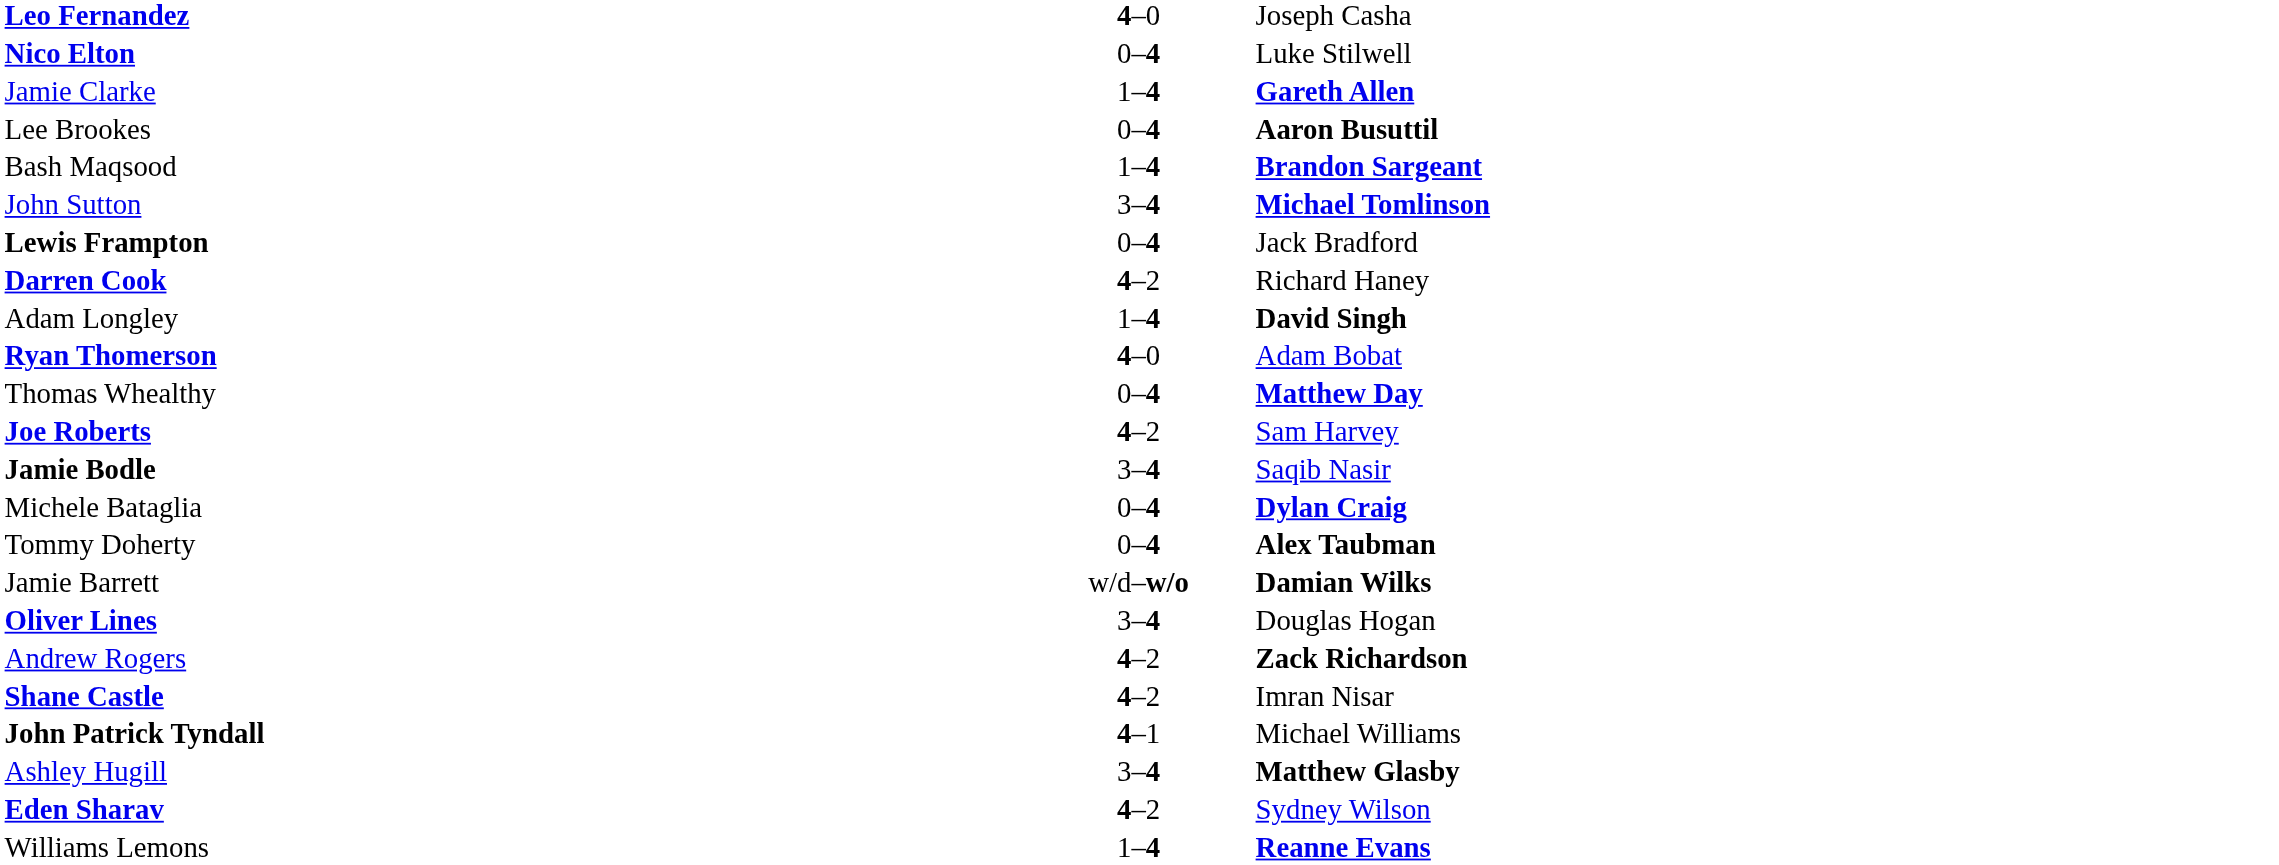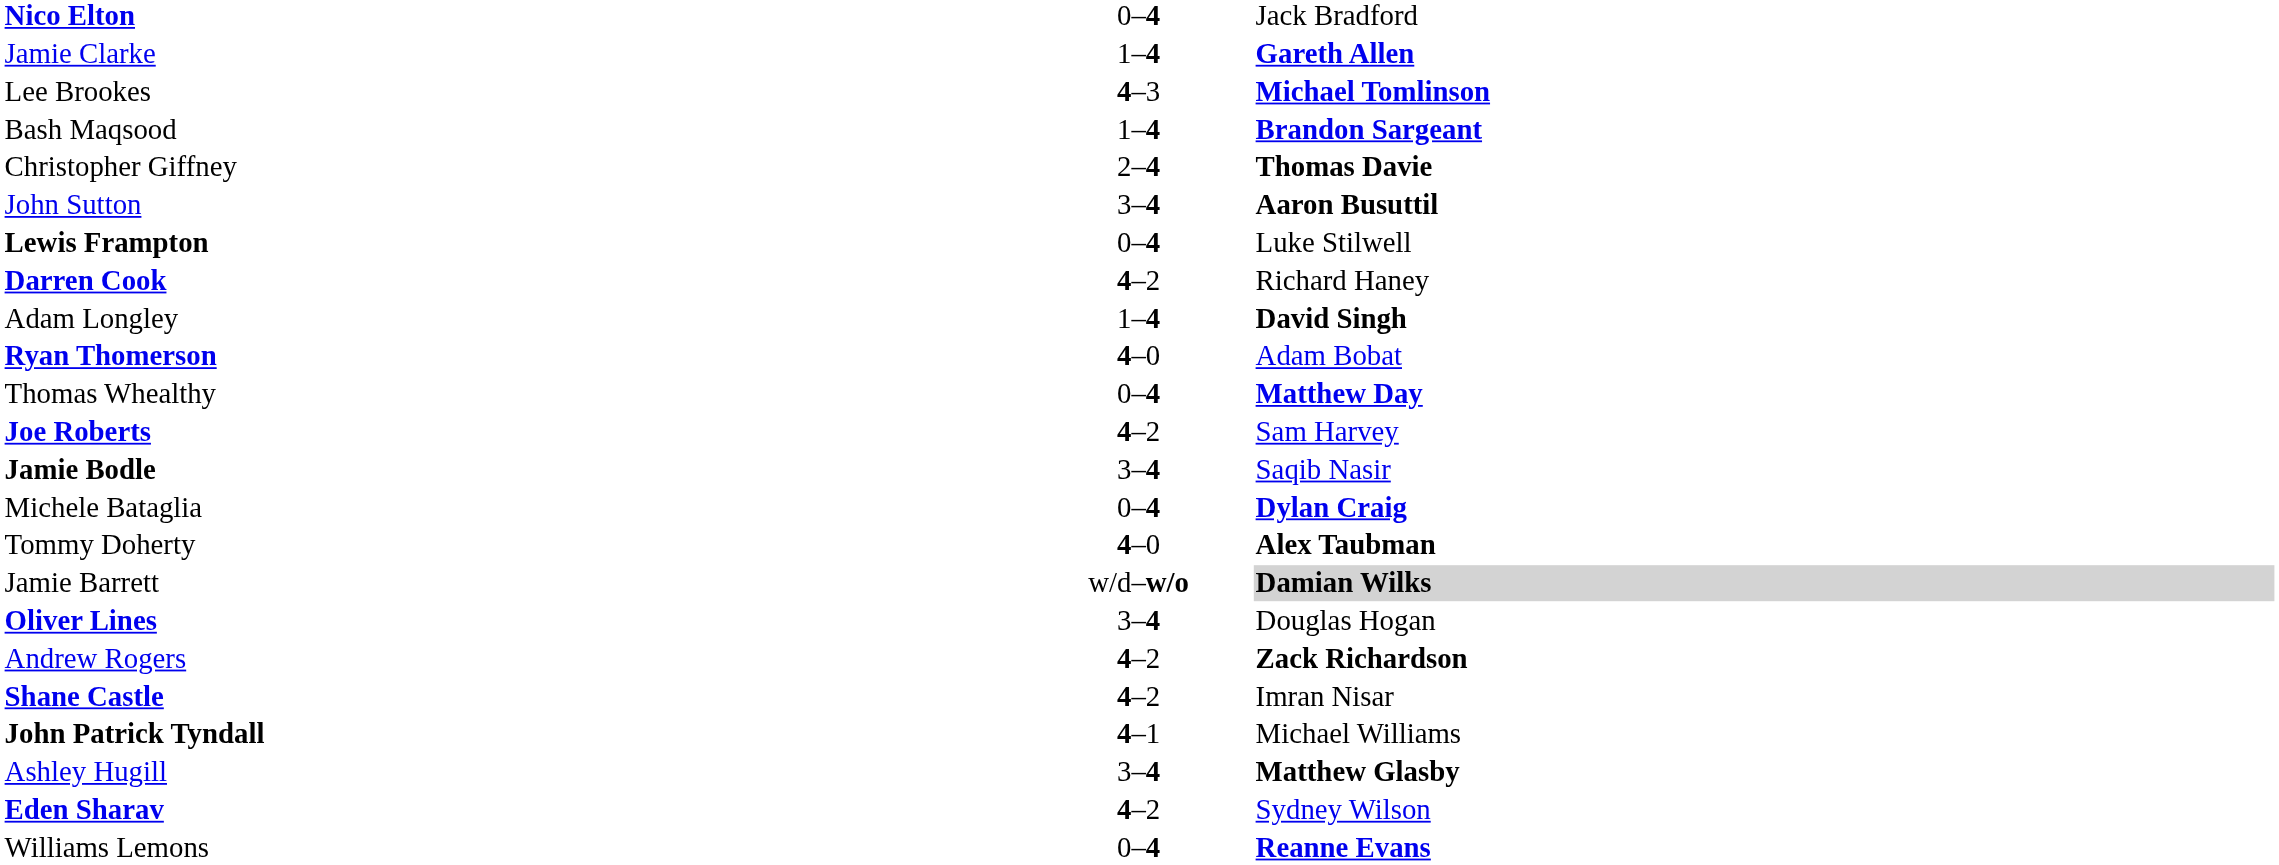- row: (97, 15)
(1334, 53) Luke Stilwell -> (1337, 15) Jack Bradford
(1139, 129) 0–4 -> (1139, 91) 4–3
(1347, 129) Aaron Busuttil -> (1373, 91) Michael Tomlinson
+ row: (121, 166)
(1373, 204) Michael Tomlinson -> (1347, 204) Aaron Busuttil
(1337, 242) Jack Bradford -> (1334, 242) Luke Stilwell
(1139, 544) 0–4 -> (1139, 544) 4–0
(1344, 582) no background -> (1344, 582) lightgrey background
(1139, 847) 1–4 -> (1139, 847) 0–4
